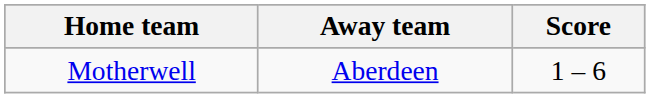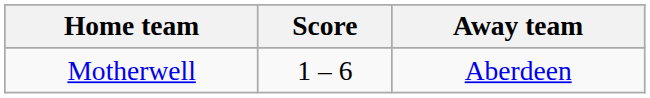columns swapped: (578, 26) <-> (385, 26)
